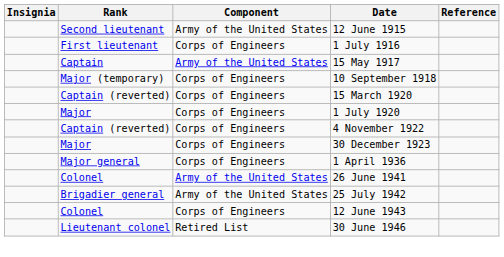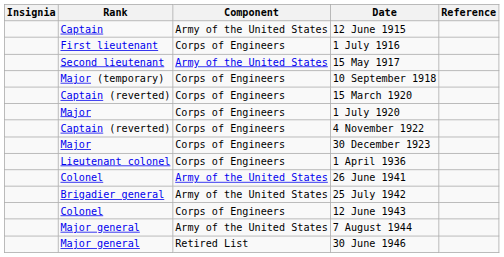(112, 29) Second lieutenant -> (82, 29) Captain
(82, 62) Captain -> (112, 62) Second lieutenant
(100, 161) Major general -> (115, 161) Lieutenant colonel
+ row: (372, 227)
(115, 227) Lieutenant colonel -> (100, 244) Major general
